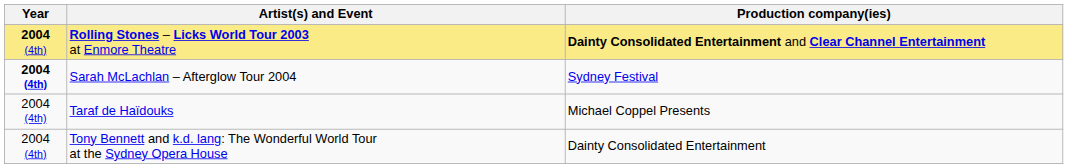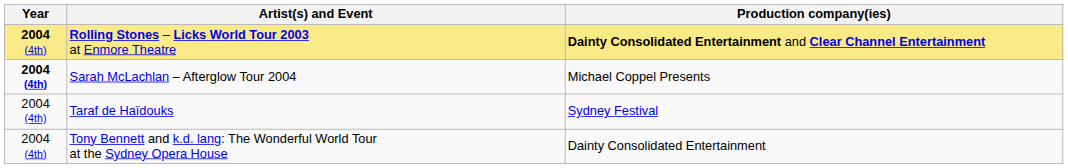(613, 76) Sydney Festival -> (639, 76) Michael Coppel Presents
(639, 111) Michael Coppel Presents -> (613, 111) Sydney Festival
